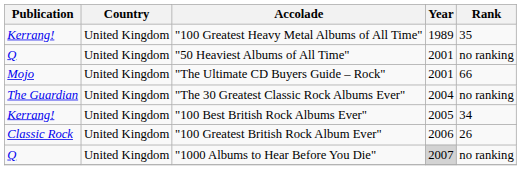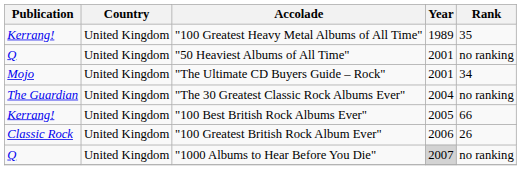(466, 74) 66 -> (466, 74) 34
(466, 114) 34 -> (466, 114) 66
